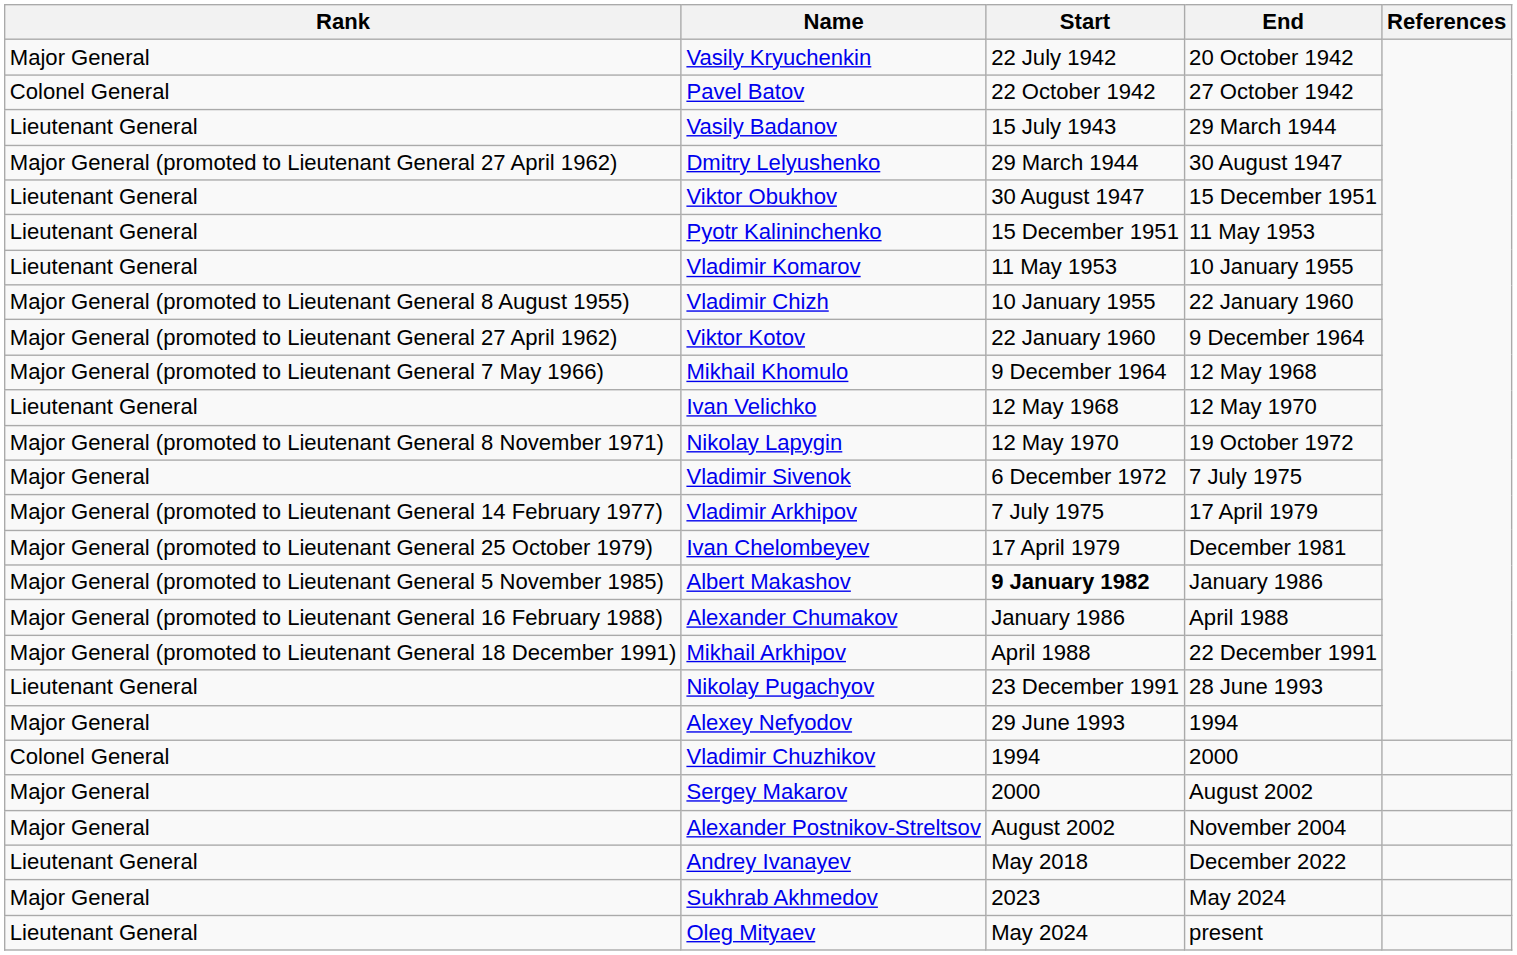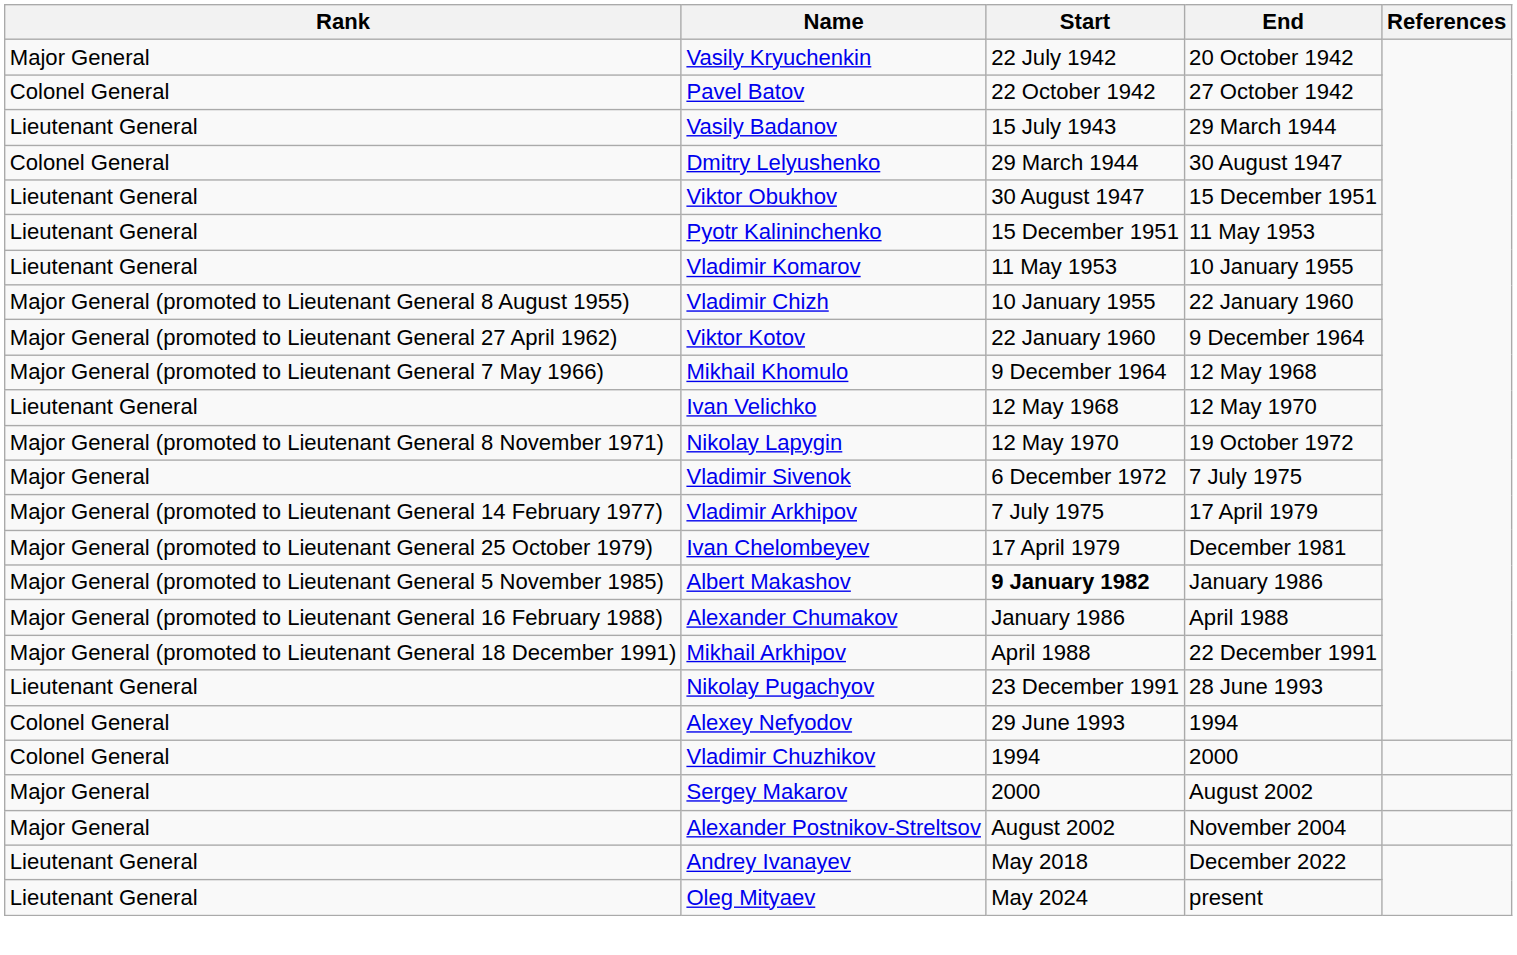(314, 162) Major General (promoted to Lieutenant General 27 April 1962) -> (90, 162) Colonel General
(80, 722) Major General -> (90, 722) Colonel General
- row: (782, 897)
